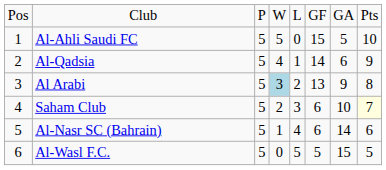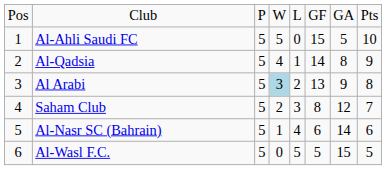(344, 61) 6 -> (344, 61) 8
(317, 107) 6 -> (317, 107) 8
(344, 107) 10 -> (344, 107) 12
(369, 107) lightyellow background -> (369, 107) no background
